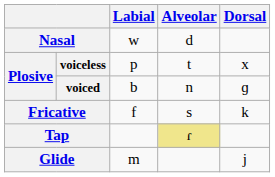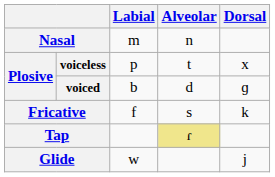(134, 40) w -> (134, 40) m
(189, 40) d -> (189, 40) n
(189, 87) n -> (189, 87) d
(134, 159) m -> (134, 159) w
